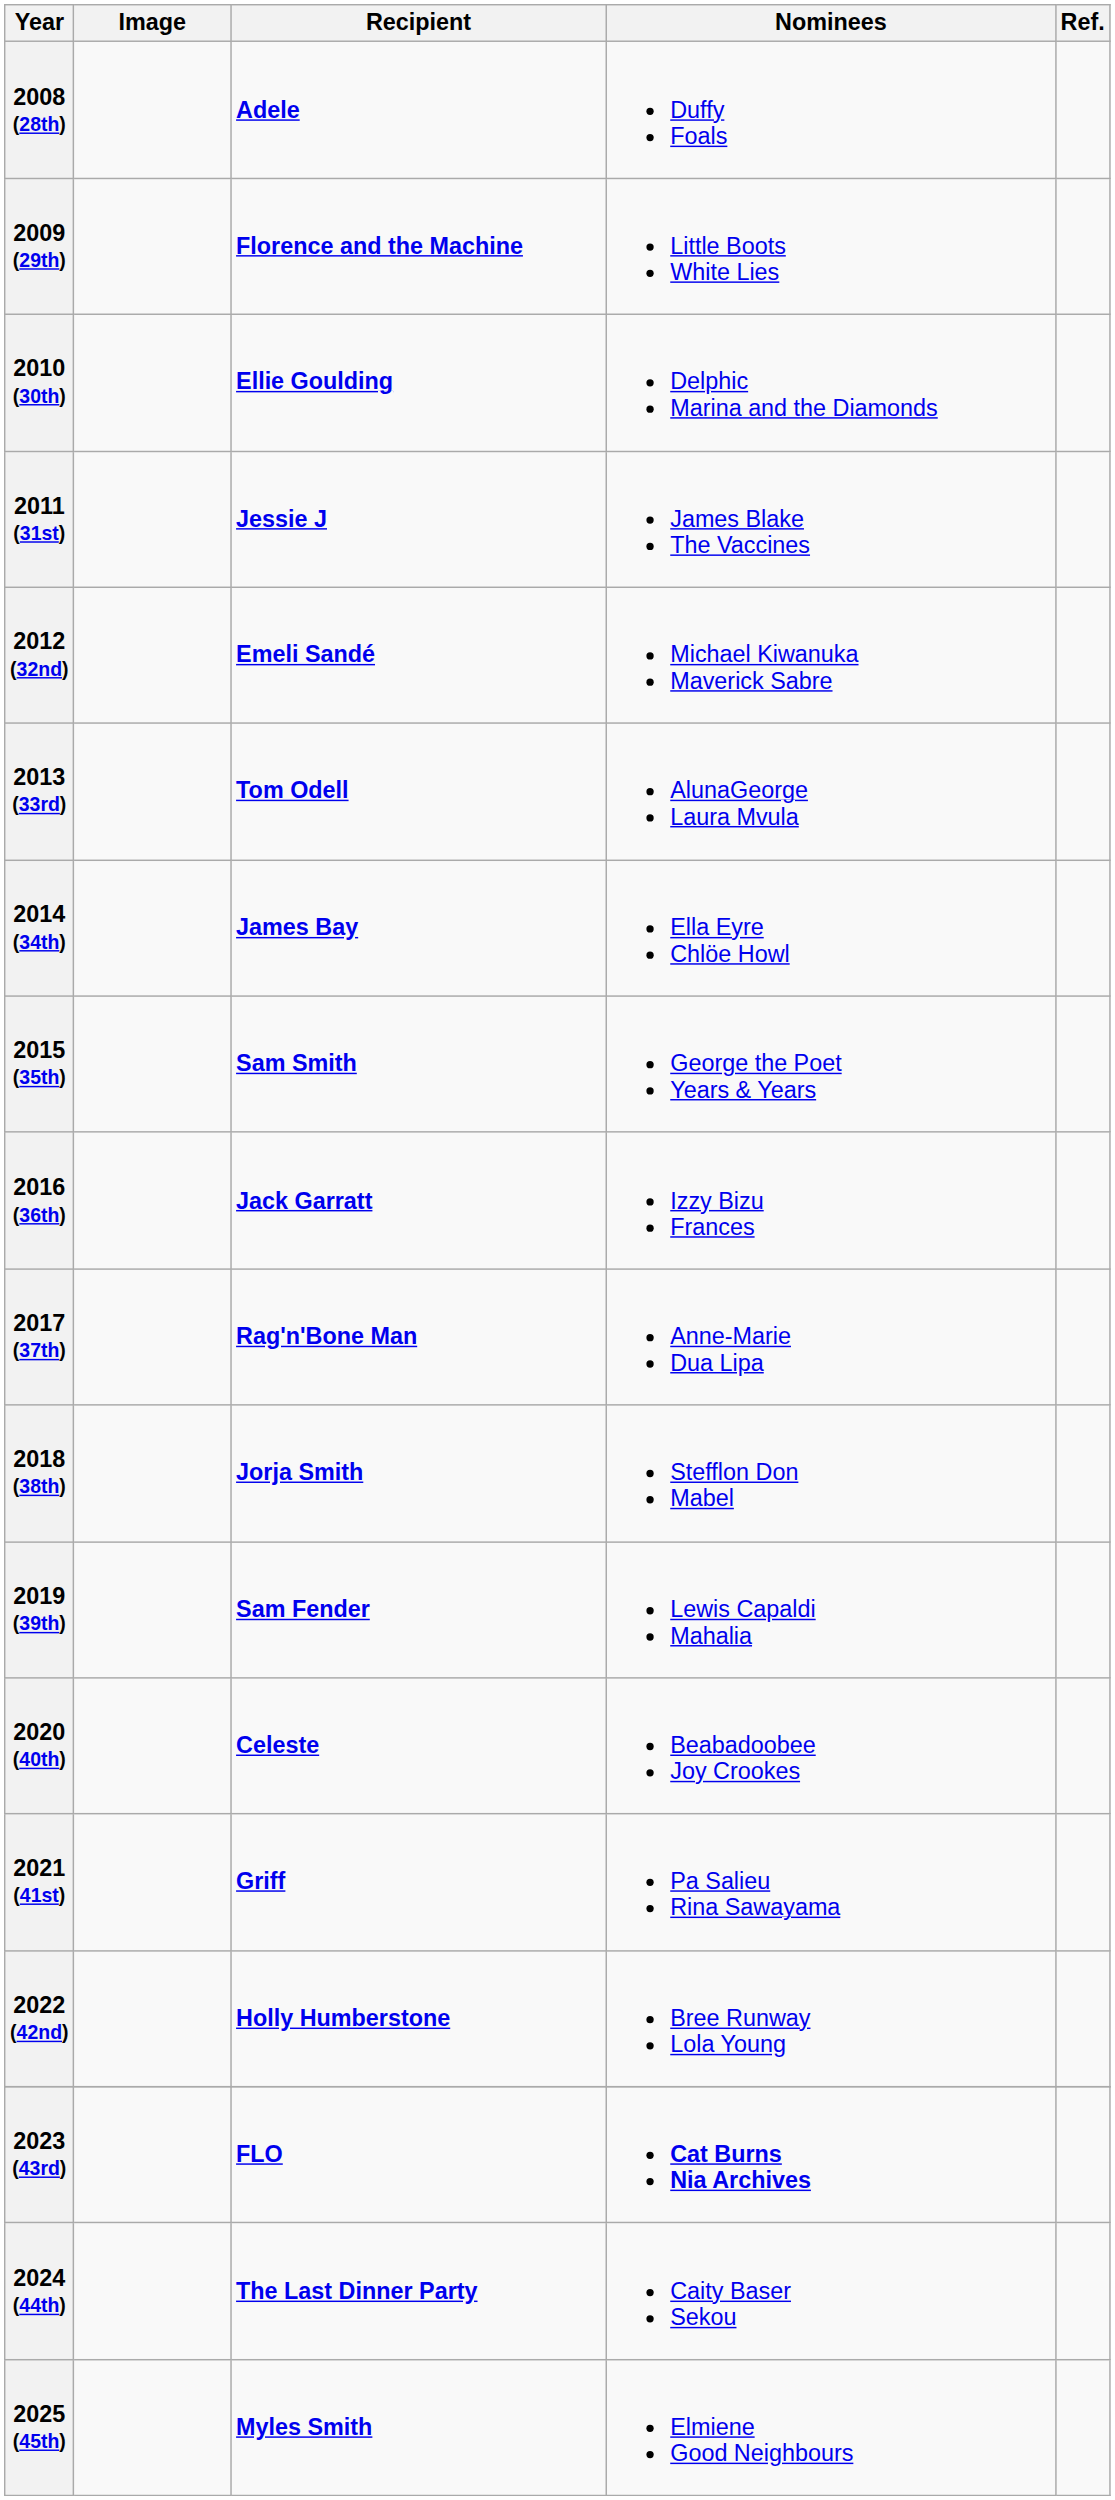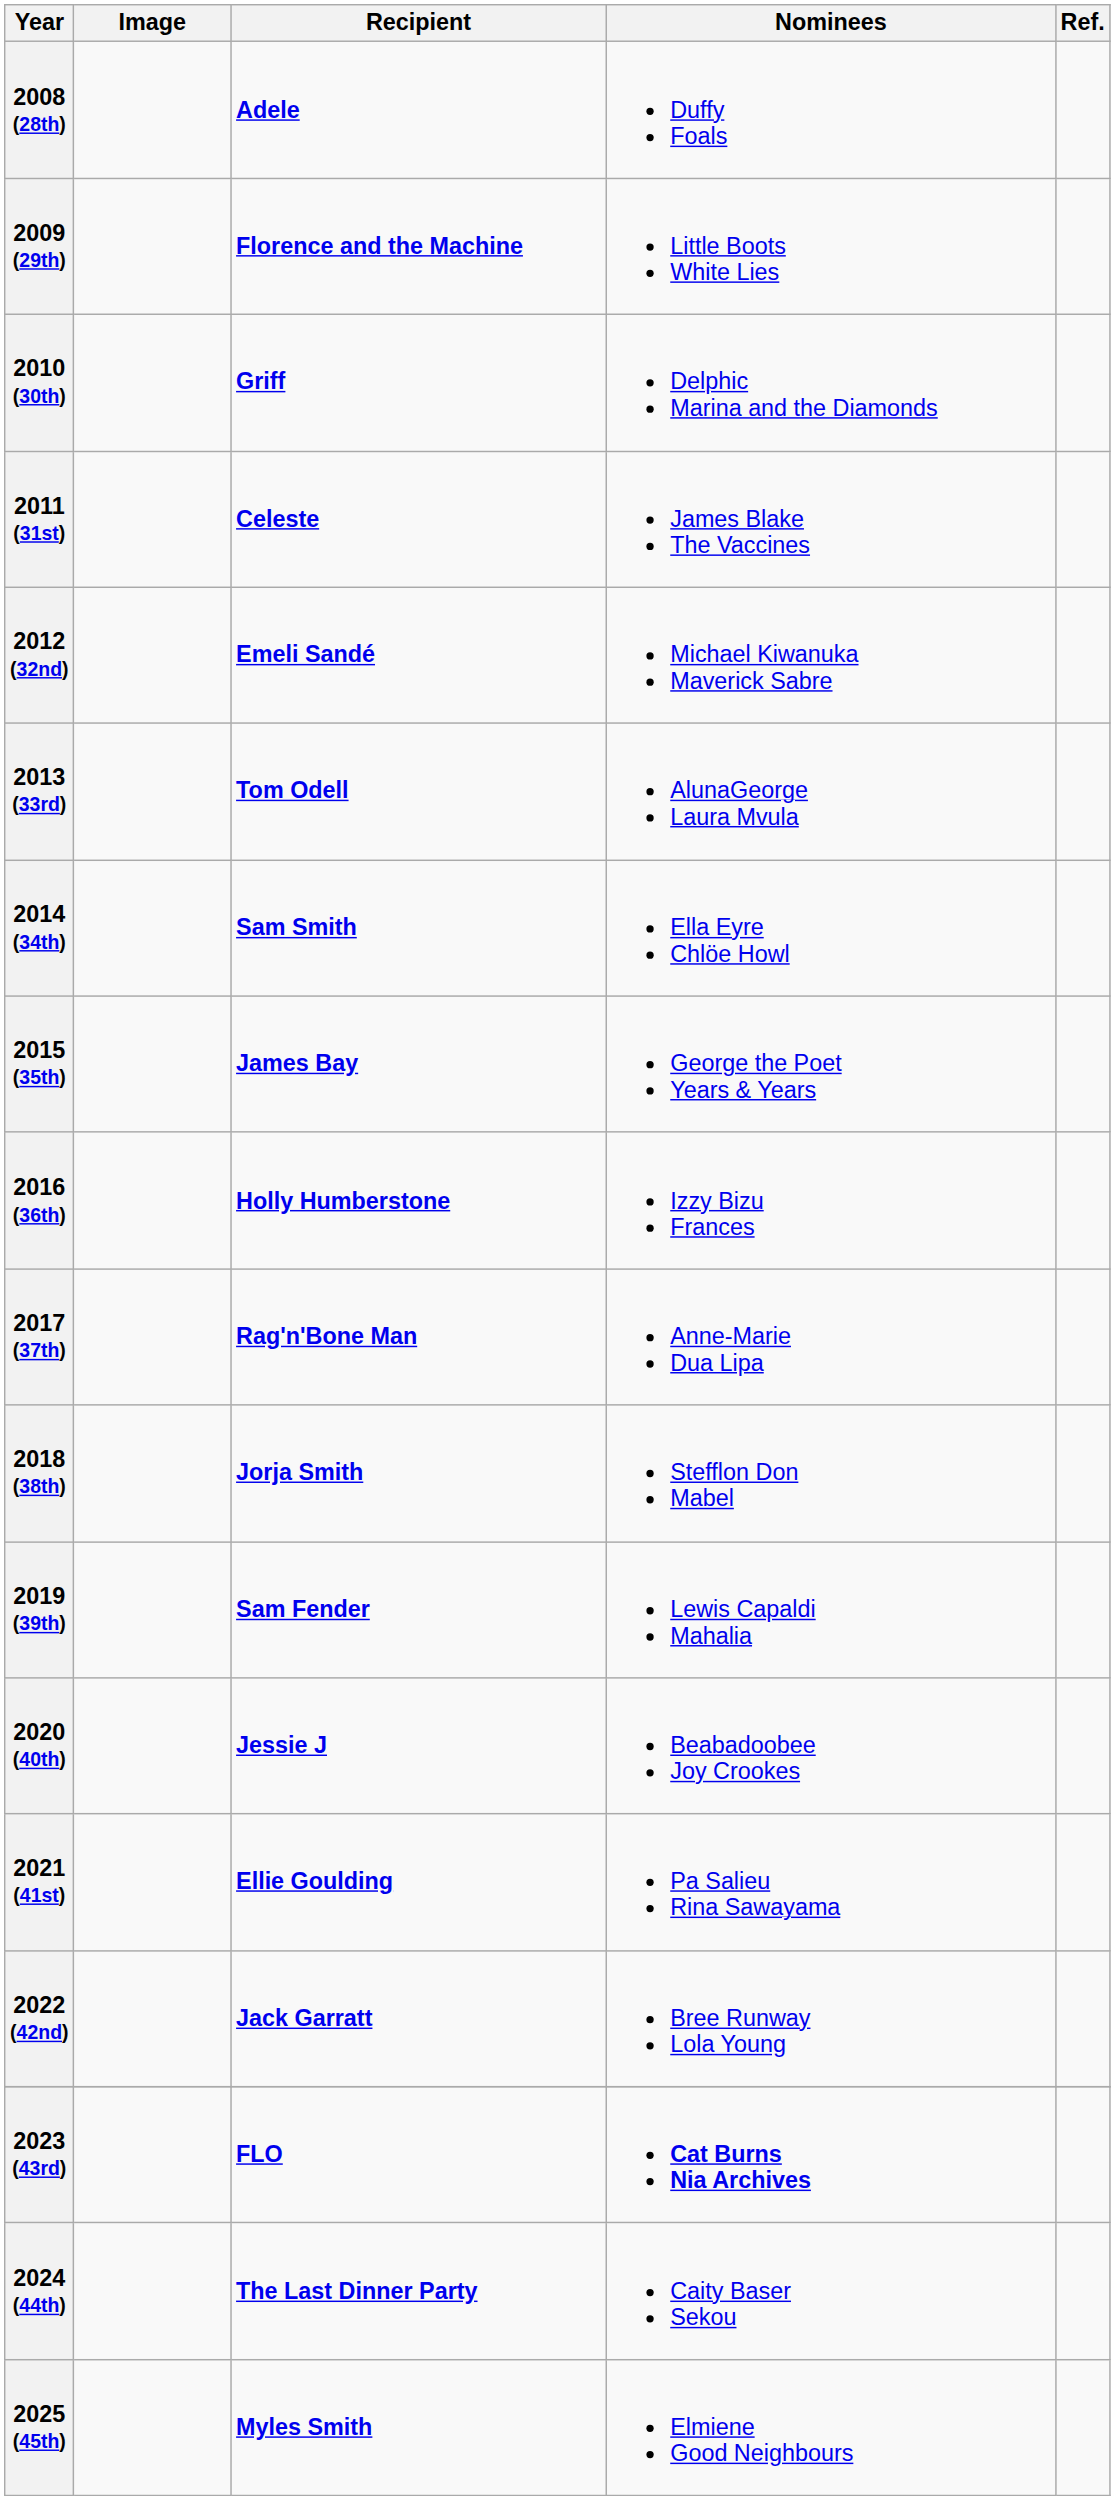(315, 382) Ellie Goulding -> (261, 382) Griff
(282, 518) Jessie J -> (278, 518) Celeste
(297, 927) James Bay -> (296, 927) Sam Smith
(296, 1064) Sam Smith -> (297, 1064) James Bay
(304, 1200) Jack Garratt -> (343, 1200) Holly Humberstone
(278, 1745) Celeste -> (282, 1745) Jessie J
(261, 1881) Griff -> (315, 1881) Ellie Goulding
(343, 2018) Holly Humberstone -> (304, 2018) Jack Garratt
